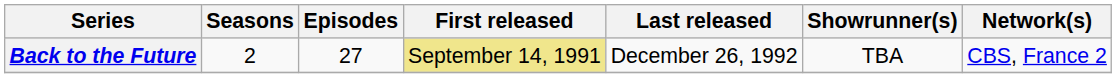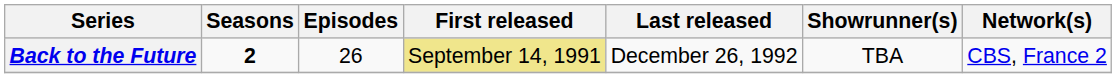(250, 55) normal -> (250, 55) bold
(351, 55) 27 -> (351, 55) 26
